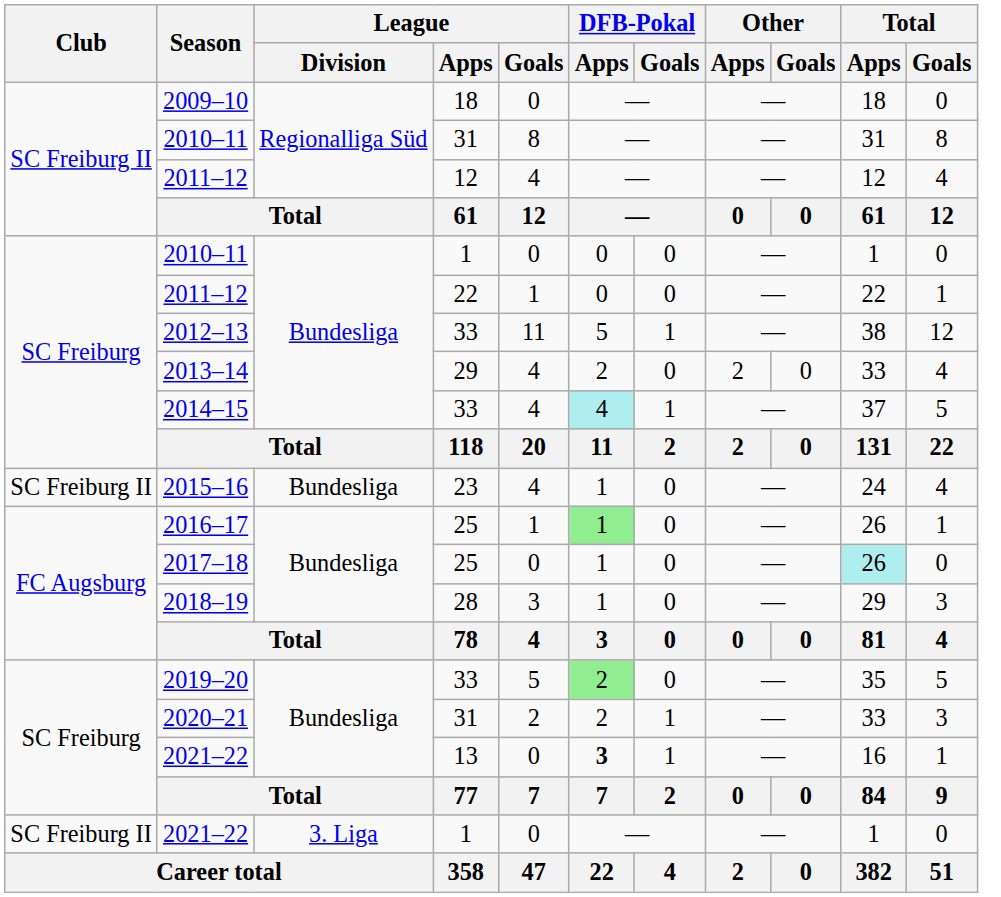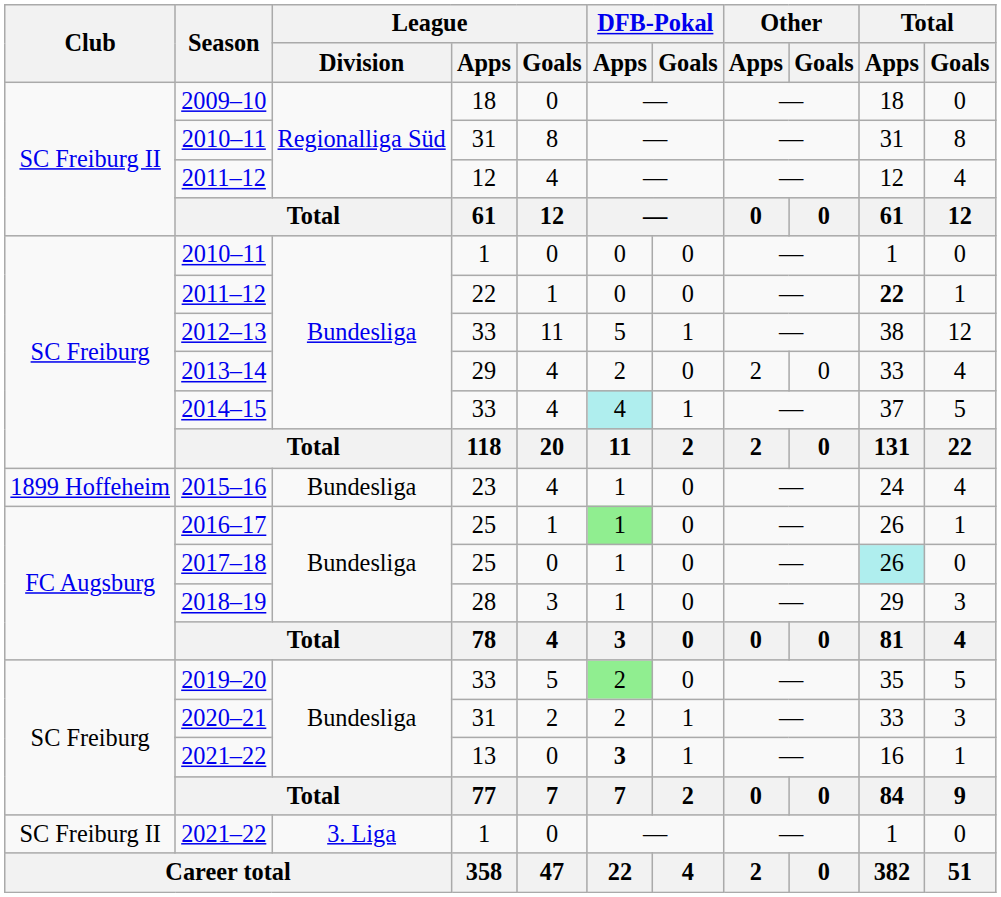(874, 293) normal -> (892, 293) bold
(81, 486) SC Freiburg II -> (90, 486) 1899 Hoffeheim
